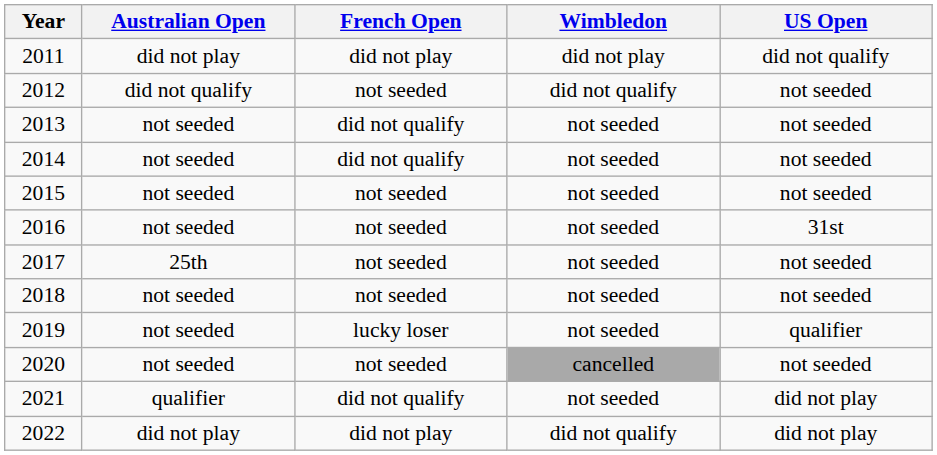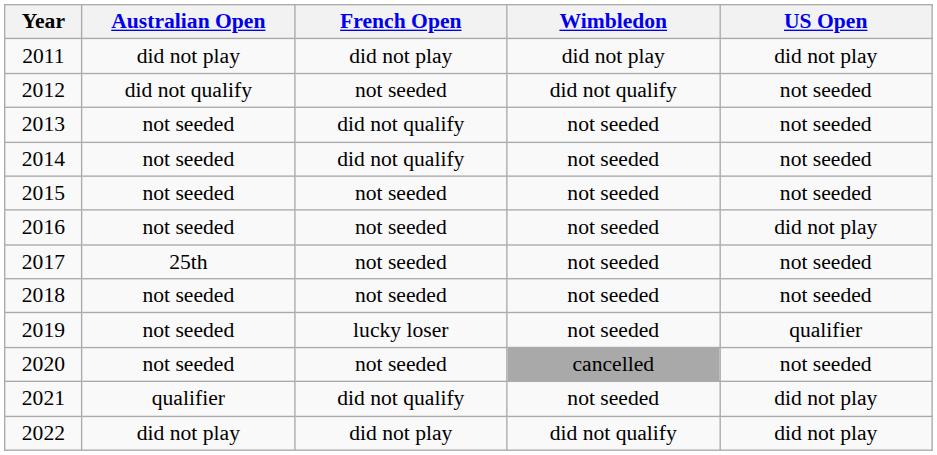(826, 55) did not qualify -> (826, 55) did not play
(826, 227) 31st -> (826, 227) did not play
